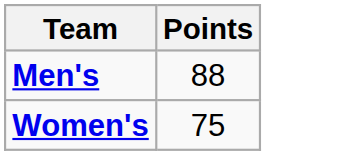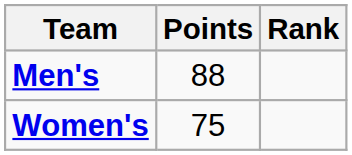+ column: (303, 29)
